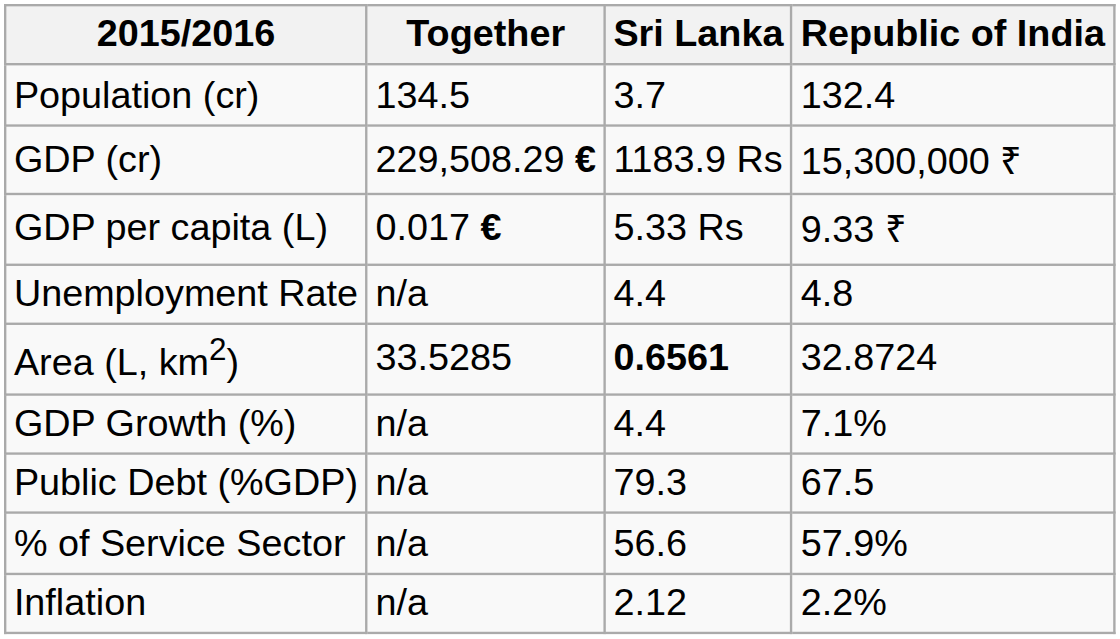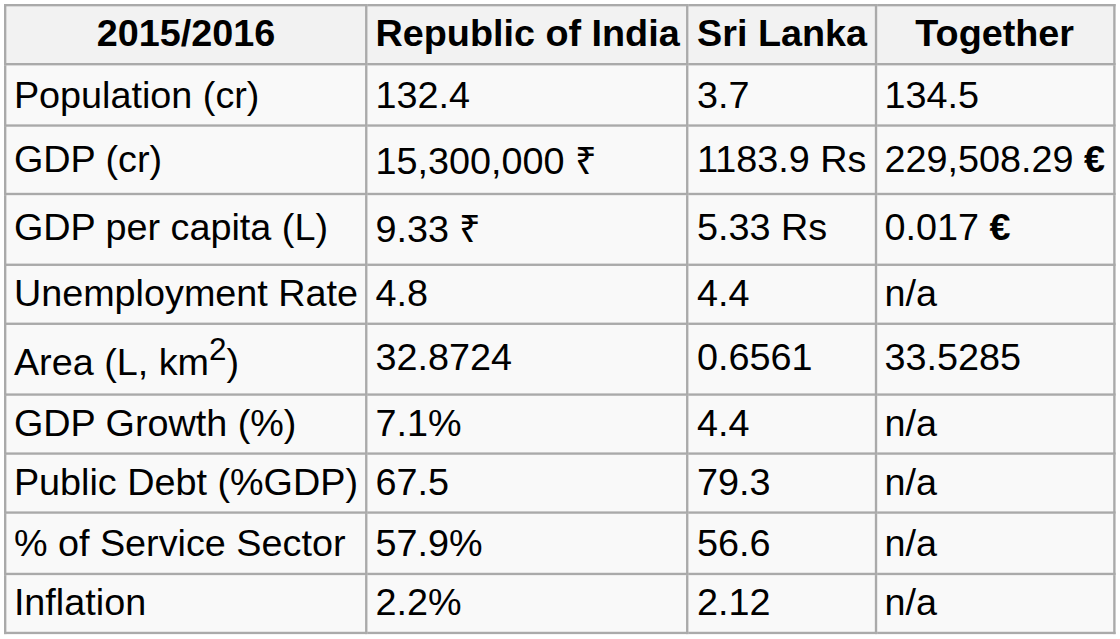columns swapped: (953, 34) <-> (486, 34)
(671, 357) bold -> (755, 357) normal
